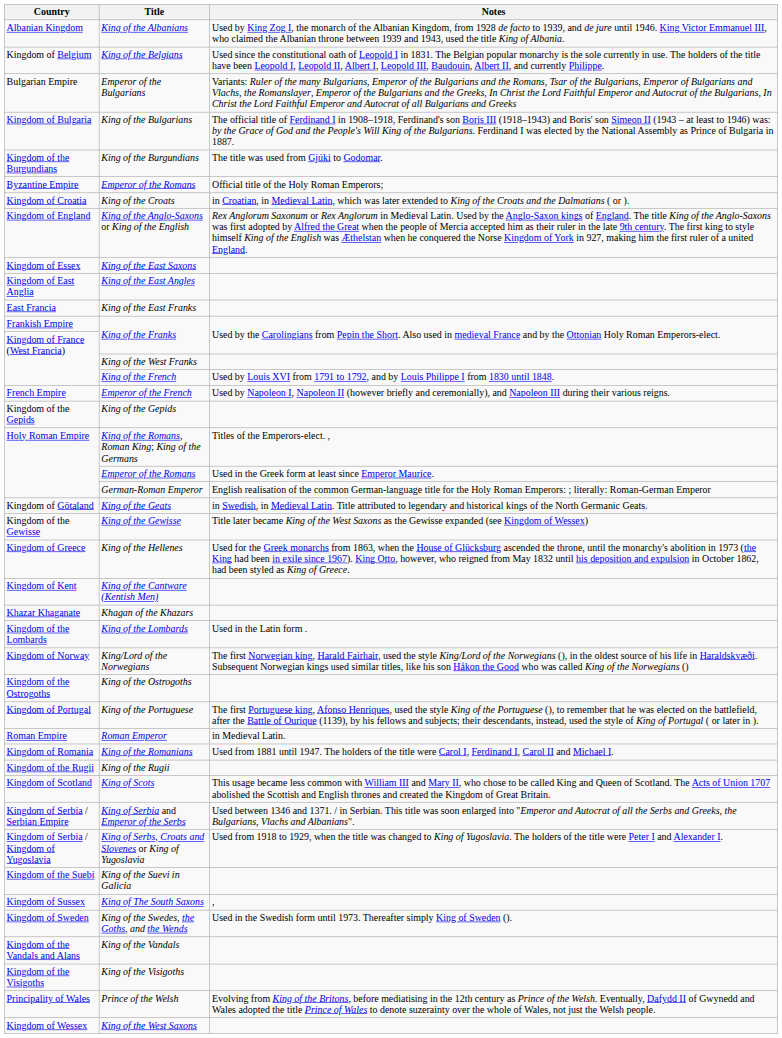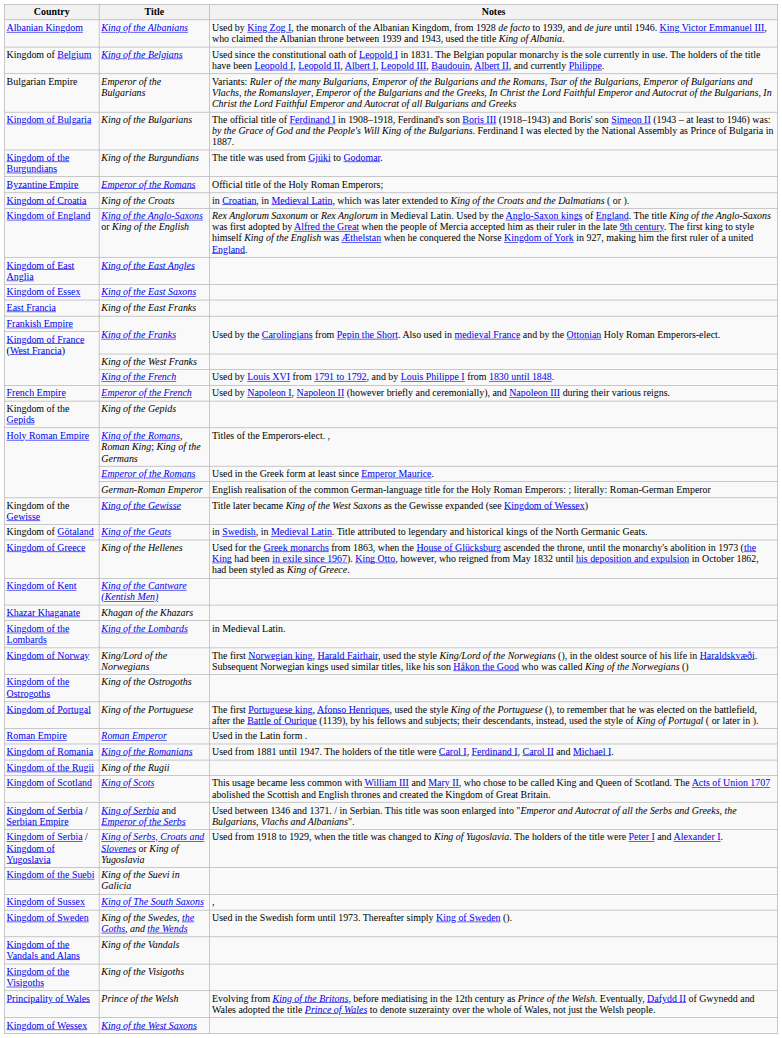rows swapped: (40, 286) <-> (44, 265)
rows swapped: (38, 526) <-> (50, 505)
(260, 628) Used in the Latin form . -> (249, 628) in Medieval Latin.
(249, 736) in Medieval Latin. -> (260, 736) Used in the Latin form .
